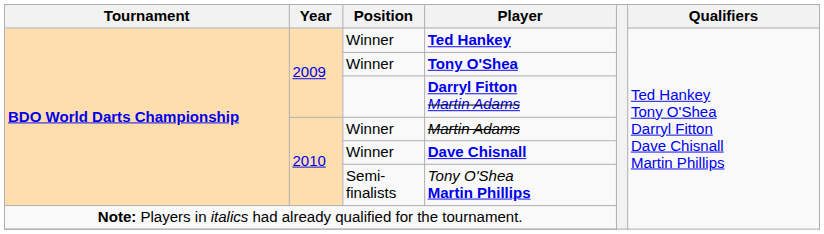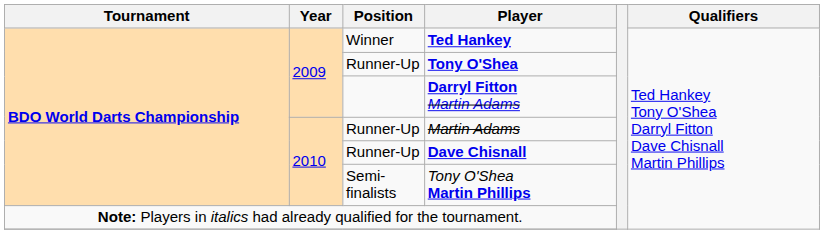(370, 64) Winner -> (383, 64) Runner-Up
(370, 128) Winner -> (383, 128) Runner-Up
(370, 152) Winner -> (383, 152) Runner-Up
